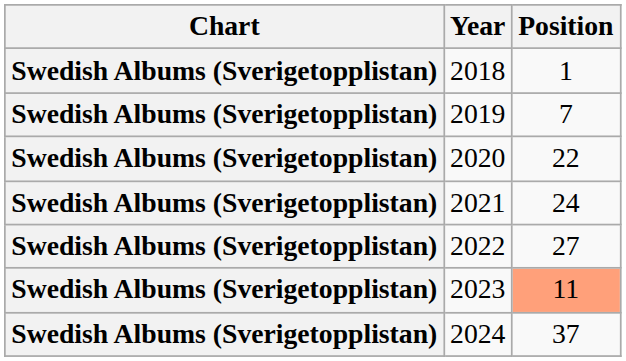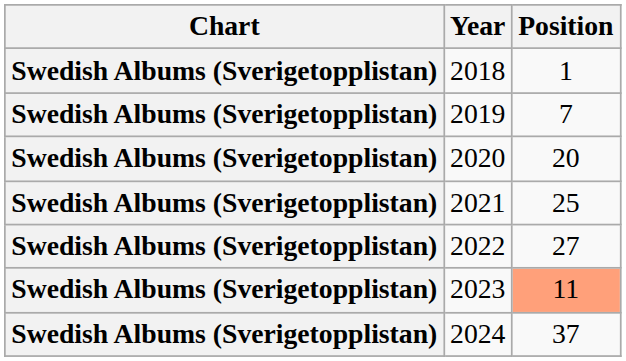(566, 158) 22 -> (566, 158) 20
(566, 202) 24 -> (566, 202) 25
